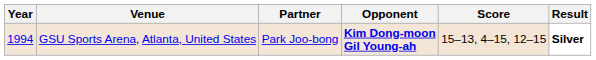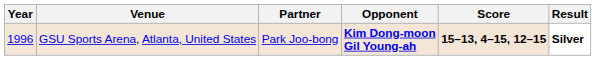(20, 39) 1994 -> (20, 39) 1996
(494, 39) normal -> (494, 39) bold
